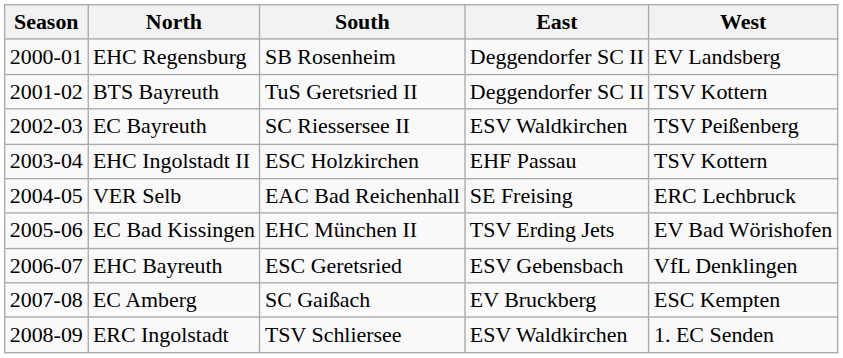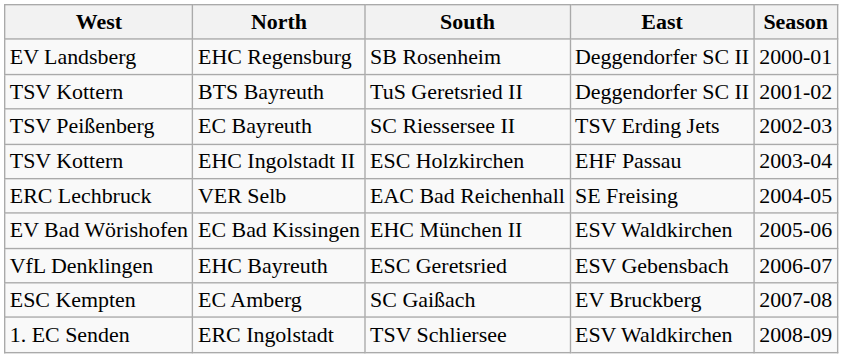columns swapped: (46, 21) <-> (743, 21)
(549, 126) ESV Waldkirchen -> (647, 126) TSV Erding Jets
(542, 230) TSV Erding Jets -> (654, 230) ESV Waldkirchen
